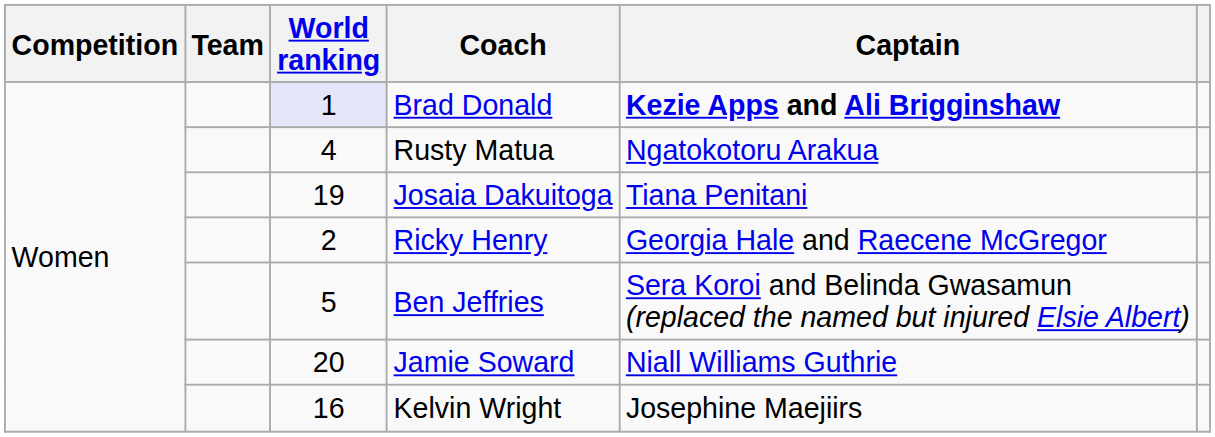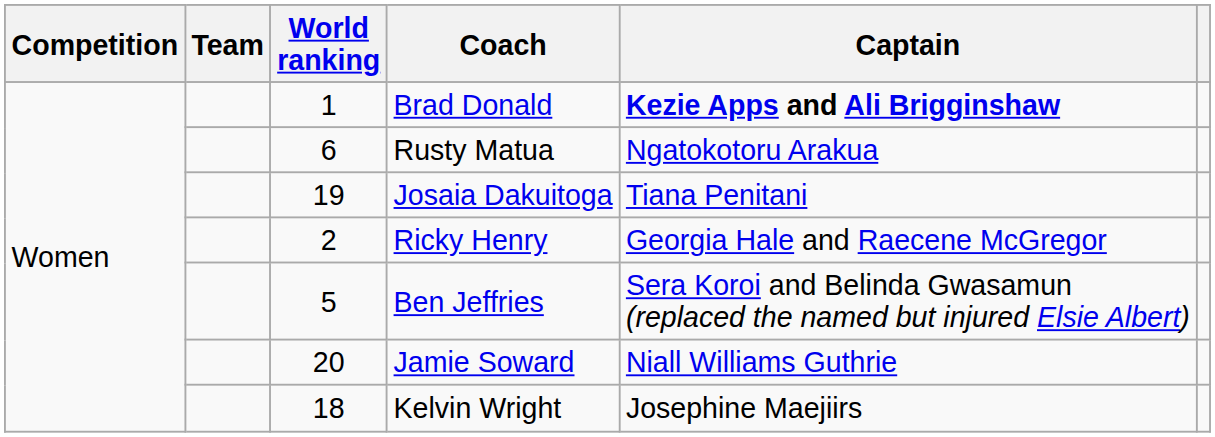(329, 105) lavender background -> (329, 105) no background
(329, 150) 4 -> (329, 150) 6
(329, 408) 16 -> (329, 408) 18
